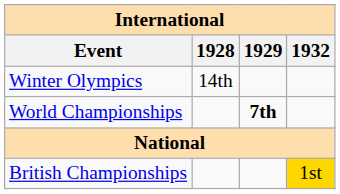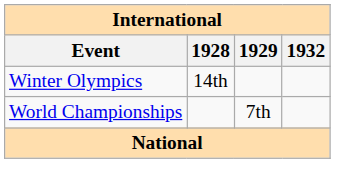(263, 111) bold -> (258, 111) normal
- row: (98, 173)
